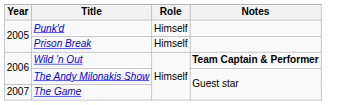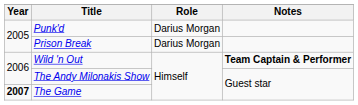(171, 28) Himself -> (187, 28) Darius Morgan
(171, 44) Himself -> (187, 44) Darius Morgan
(18, 92) normal -> (18, 92) bold
